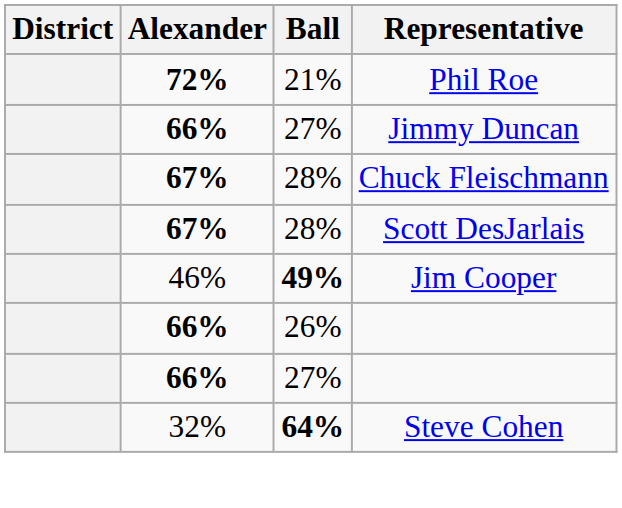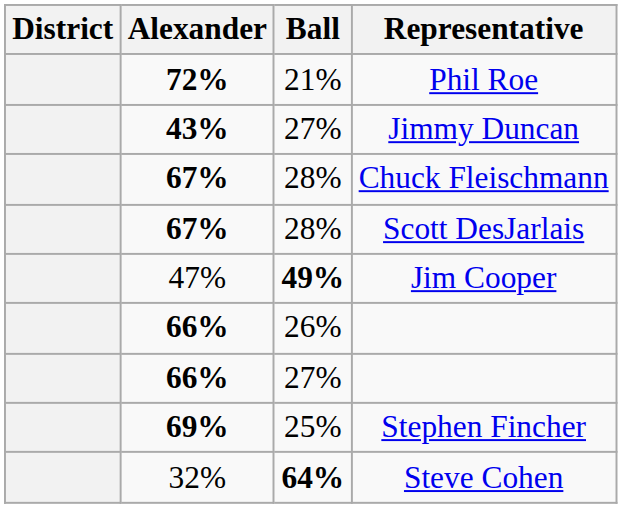(197, 128) 66% -> (197, 128) 43%
(197, 278) 46% -> (197, 278) 47%
+ row: (313, 427)
